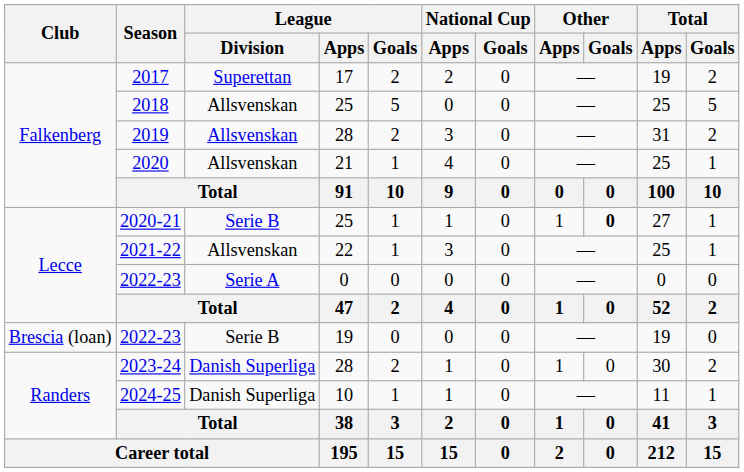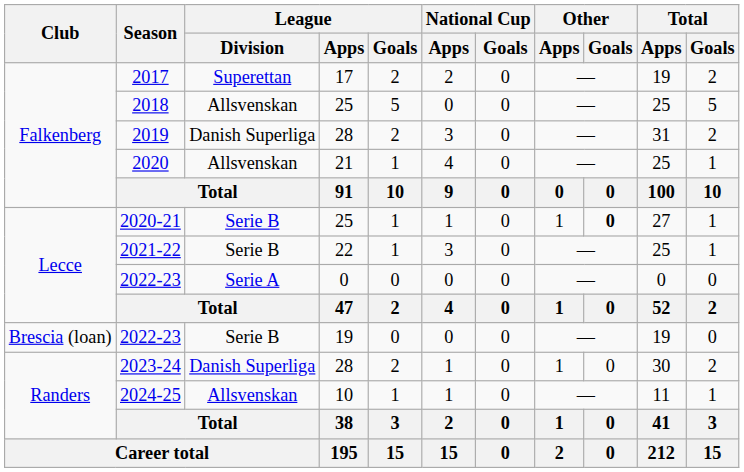(252, 134) Allsvenskan -> (252, 134) Danish Superliga
(252, 250) Allsvenskan -> (252, 250) Serie B
(252, 395) Danish Superliga -> (252, 395) Allsvenskan
